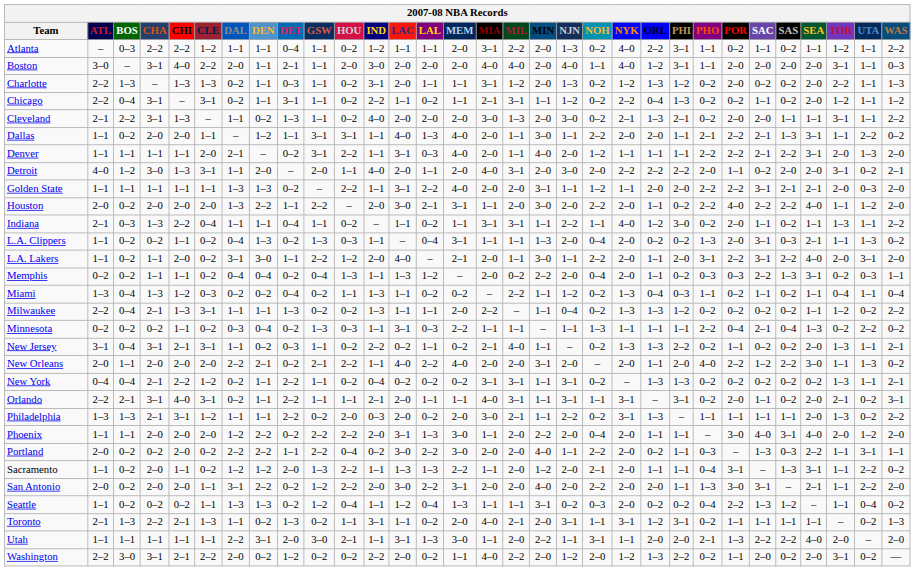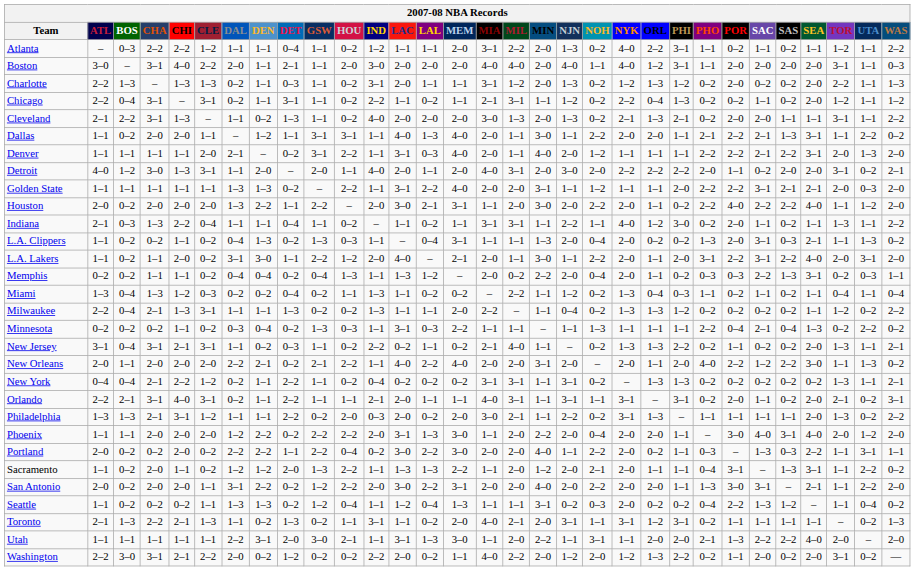(570, 118) 3–0 -> (570, 118) 1–3
(655, 188) 2–0 -> (655, 188) 1–1
(655, 434) 1–1 -> (655, 434) 2–0
